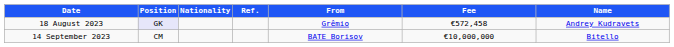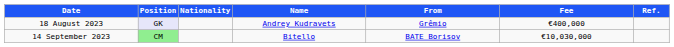columns swapped: (603, 10) <-> (250, 10)
(469, 23) €572,458 -> (566, 23) €400,000
(158, 36) no background -> (158, 36) lightgreen background
(469, 36) €10,000,000 -> (566, 36) €10,030,000
